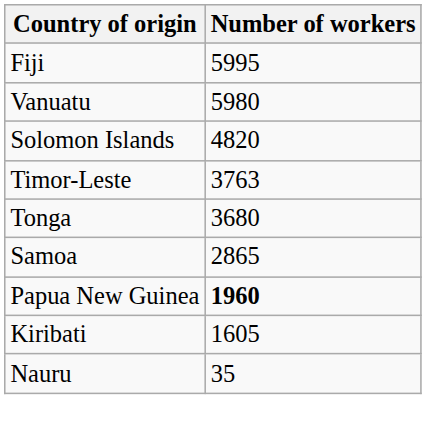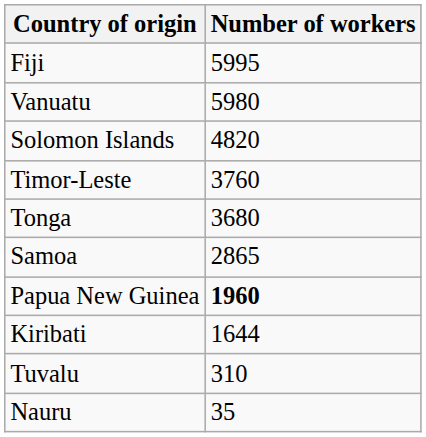(235, 179) 3763 -> (235, 179) 3760
(235, 334) 1605 -> (235, 334) 1644
+ row: (45, 373)
